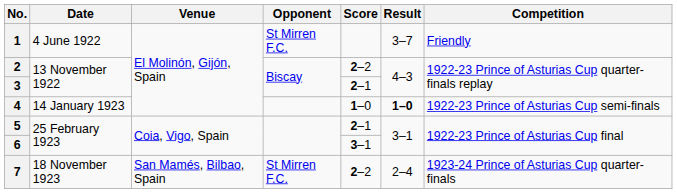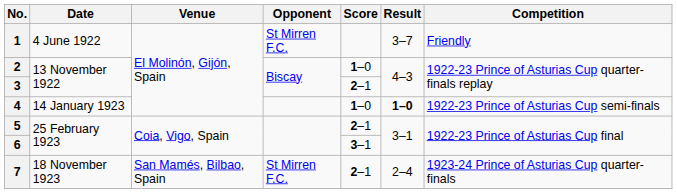(361, 67) 2–2 -> (361, 67) 1–0
(361, 171) 2–2 -> (361, 171) 2–1
